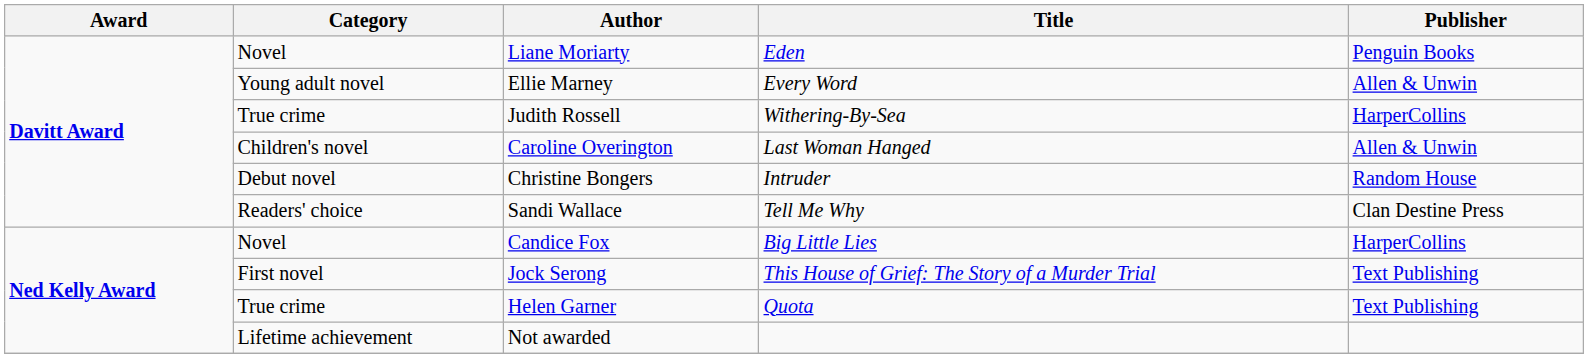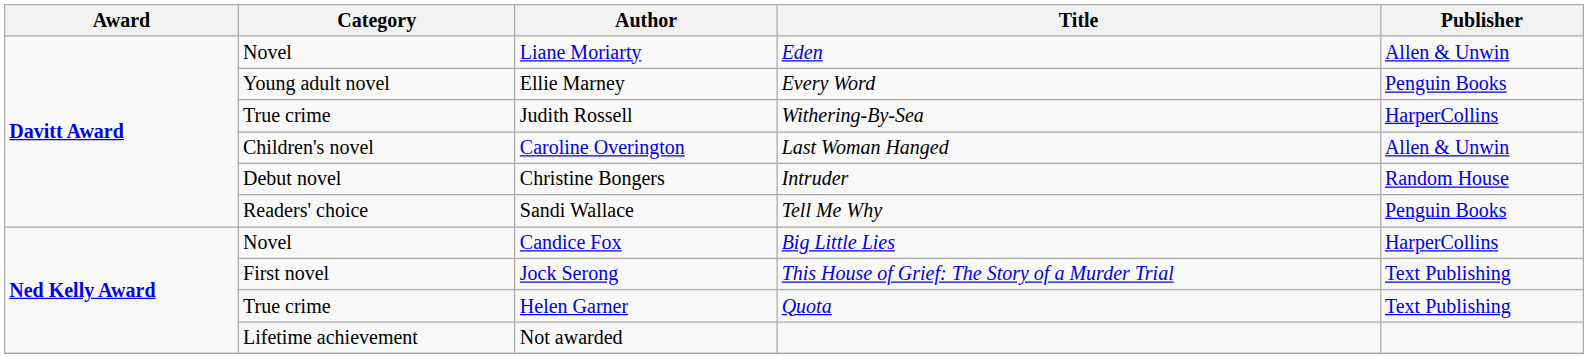(1413, 52) Penguin Books -> (1447, 52) Allen & Unwin
(1415, 83) Allen & Unwin -> (1446, 83) Penguin Books
(1428, 210) Clan Destine Press -> (1446, 210) Penguin Books
